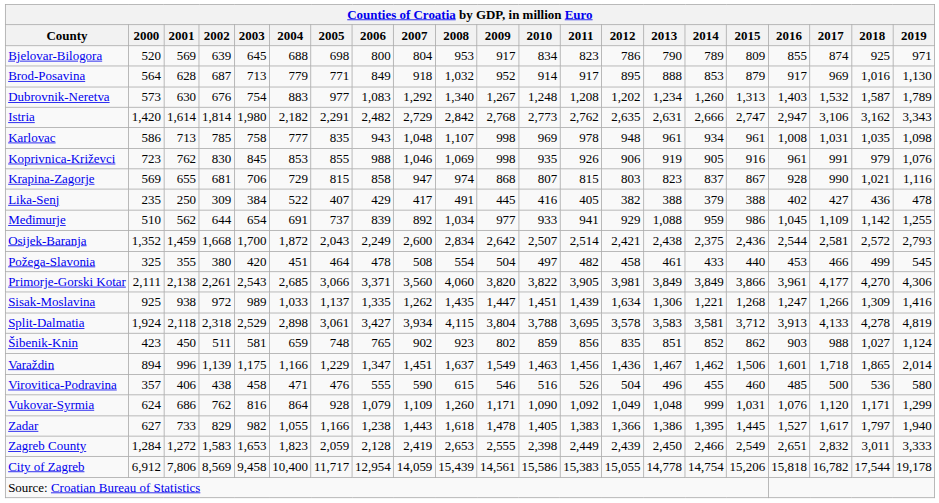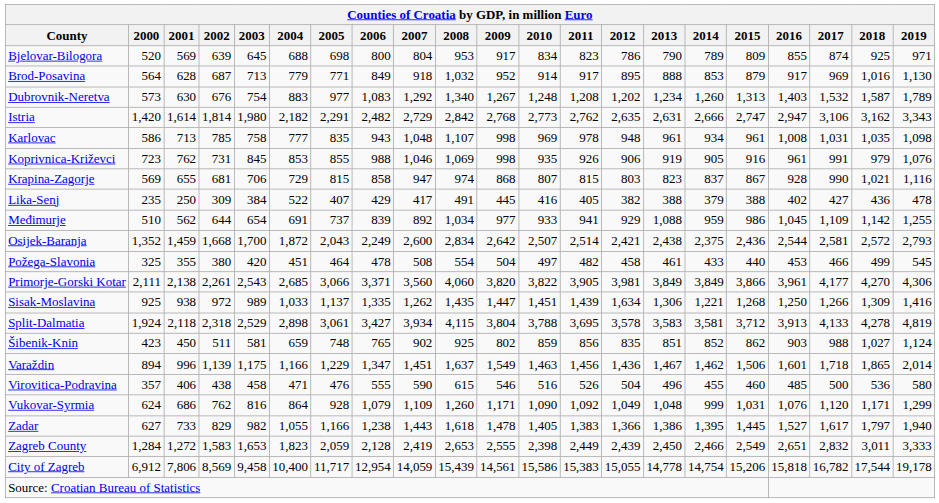(222, 158) 830 -> (222, 158) 731
(792, 302) 1,247 -> (792, 302) 1,250
(464, 343) 923 -> (464, 343) 925
